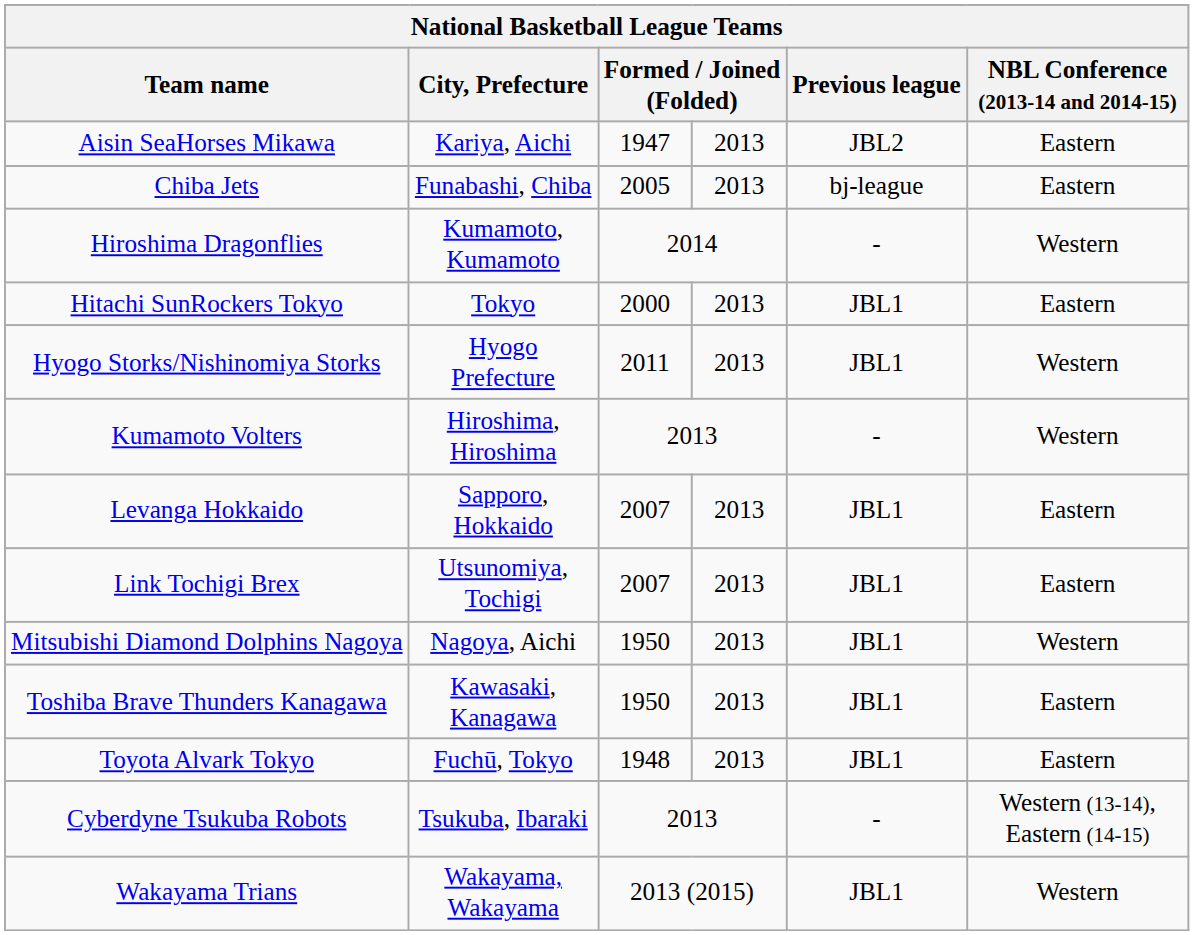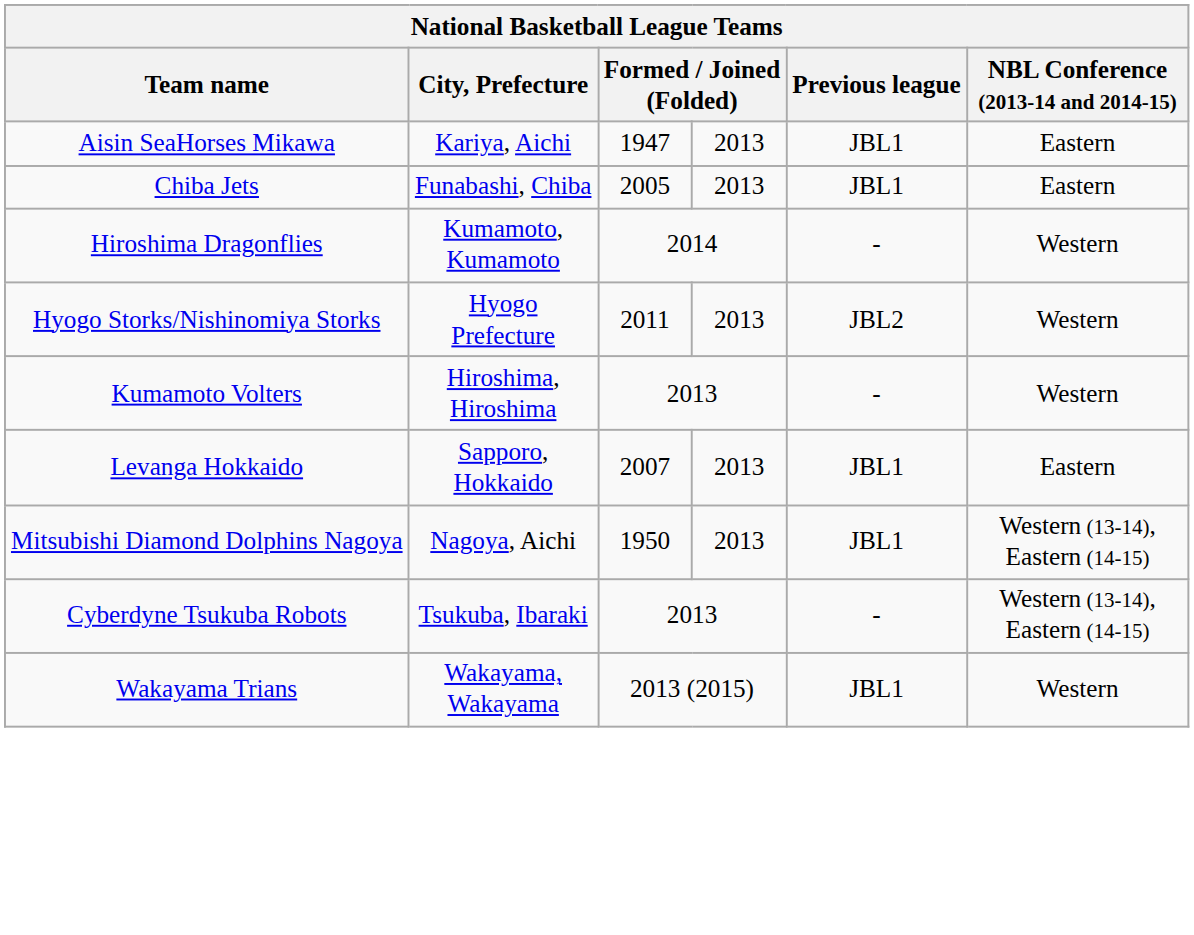(876, 143) JBL2 -> (876, 143) JBL1
(876, 186) bj-league -> (876, 186) JBL1
- row: (207, 303)
(876, 361) JBL1 -> (876, 318) JBL2
- row: (207, 584)
(1078, 642) Western -> (1078, 541) Western (13-14), Eastern (14-15)
- row: (207, 701)
- row: (207, 759)
